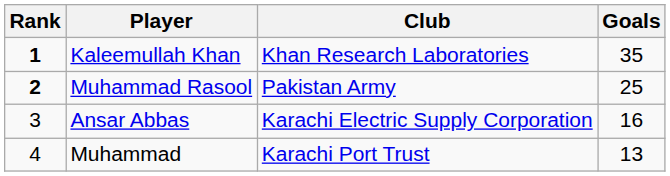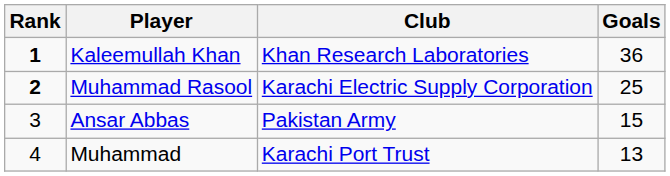(631, 54) 35 -> (631, 54) 36
(329, 87) Pakistan Army -> (427, 87) Karachi Electric Supply Corporation
(427, 120) Karachi Electric Supply Corporation -> (329, 120) Pakistan Army
(631, 120) 16 -> (631, 120) 15
